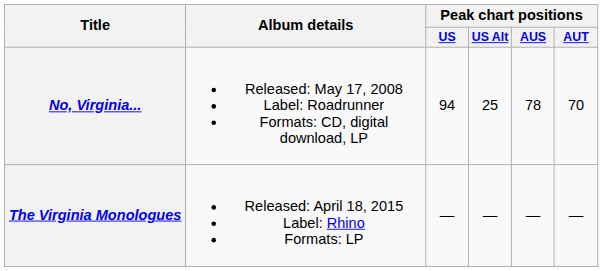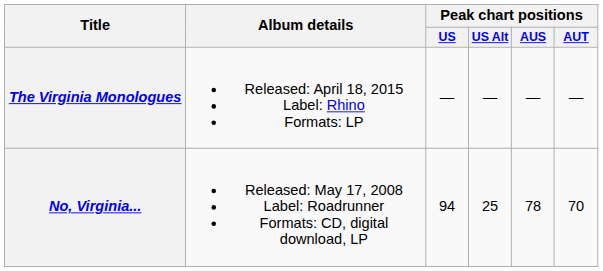rows swapped: (95, 105) <-> (95, 215)
